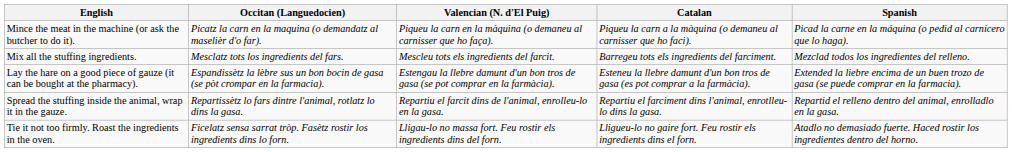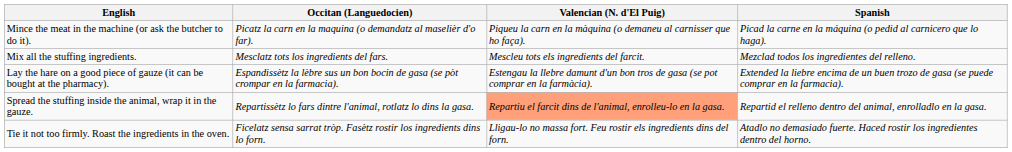- column: (694, 12)
(493, 106) no background -> (607, 106) lightsalmon background
